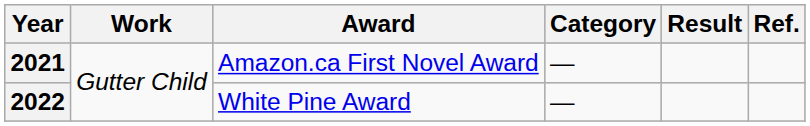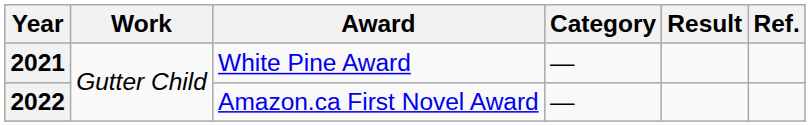(378, 62) Amazon.ca First Novel Award -> (314, 62) White Pine Award
(314, 101) White Pine Award -> (378, 101) Amazon.ca First Novel Award
